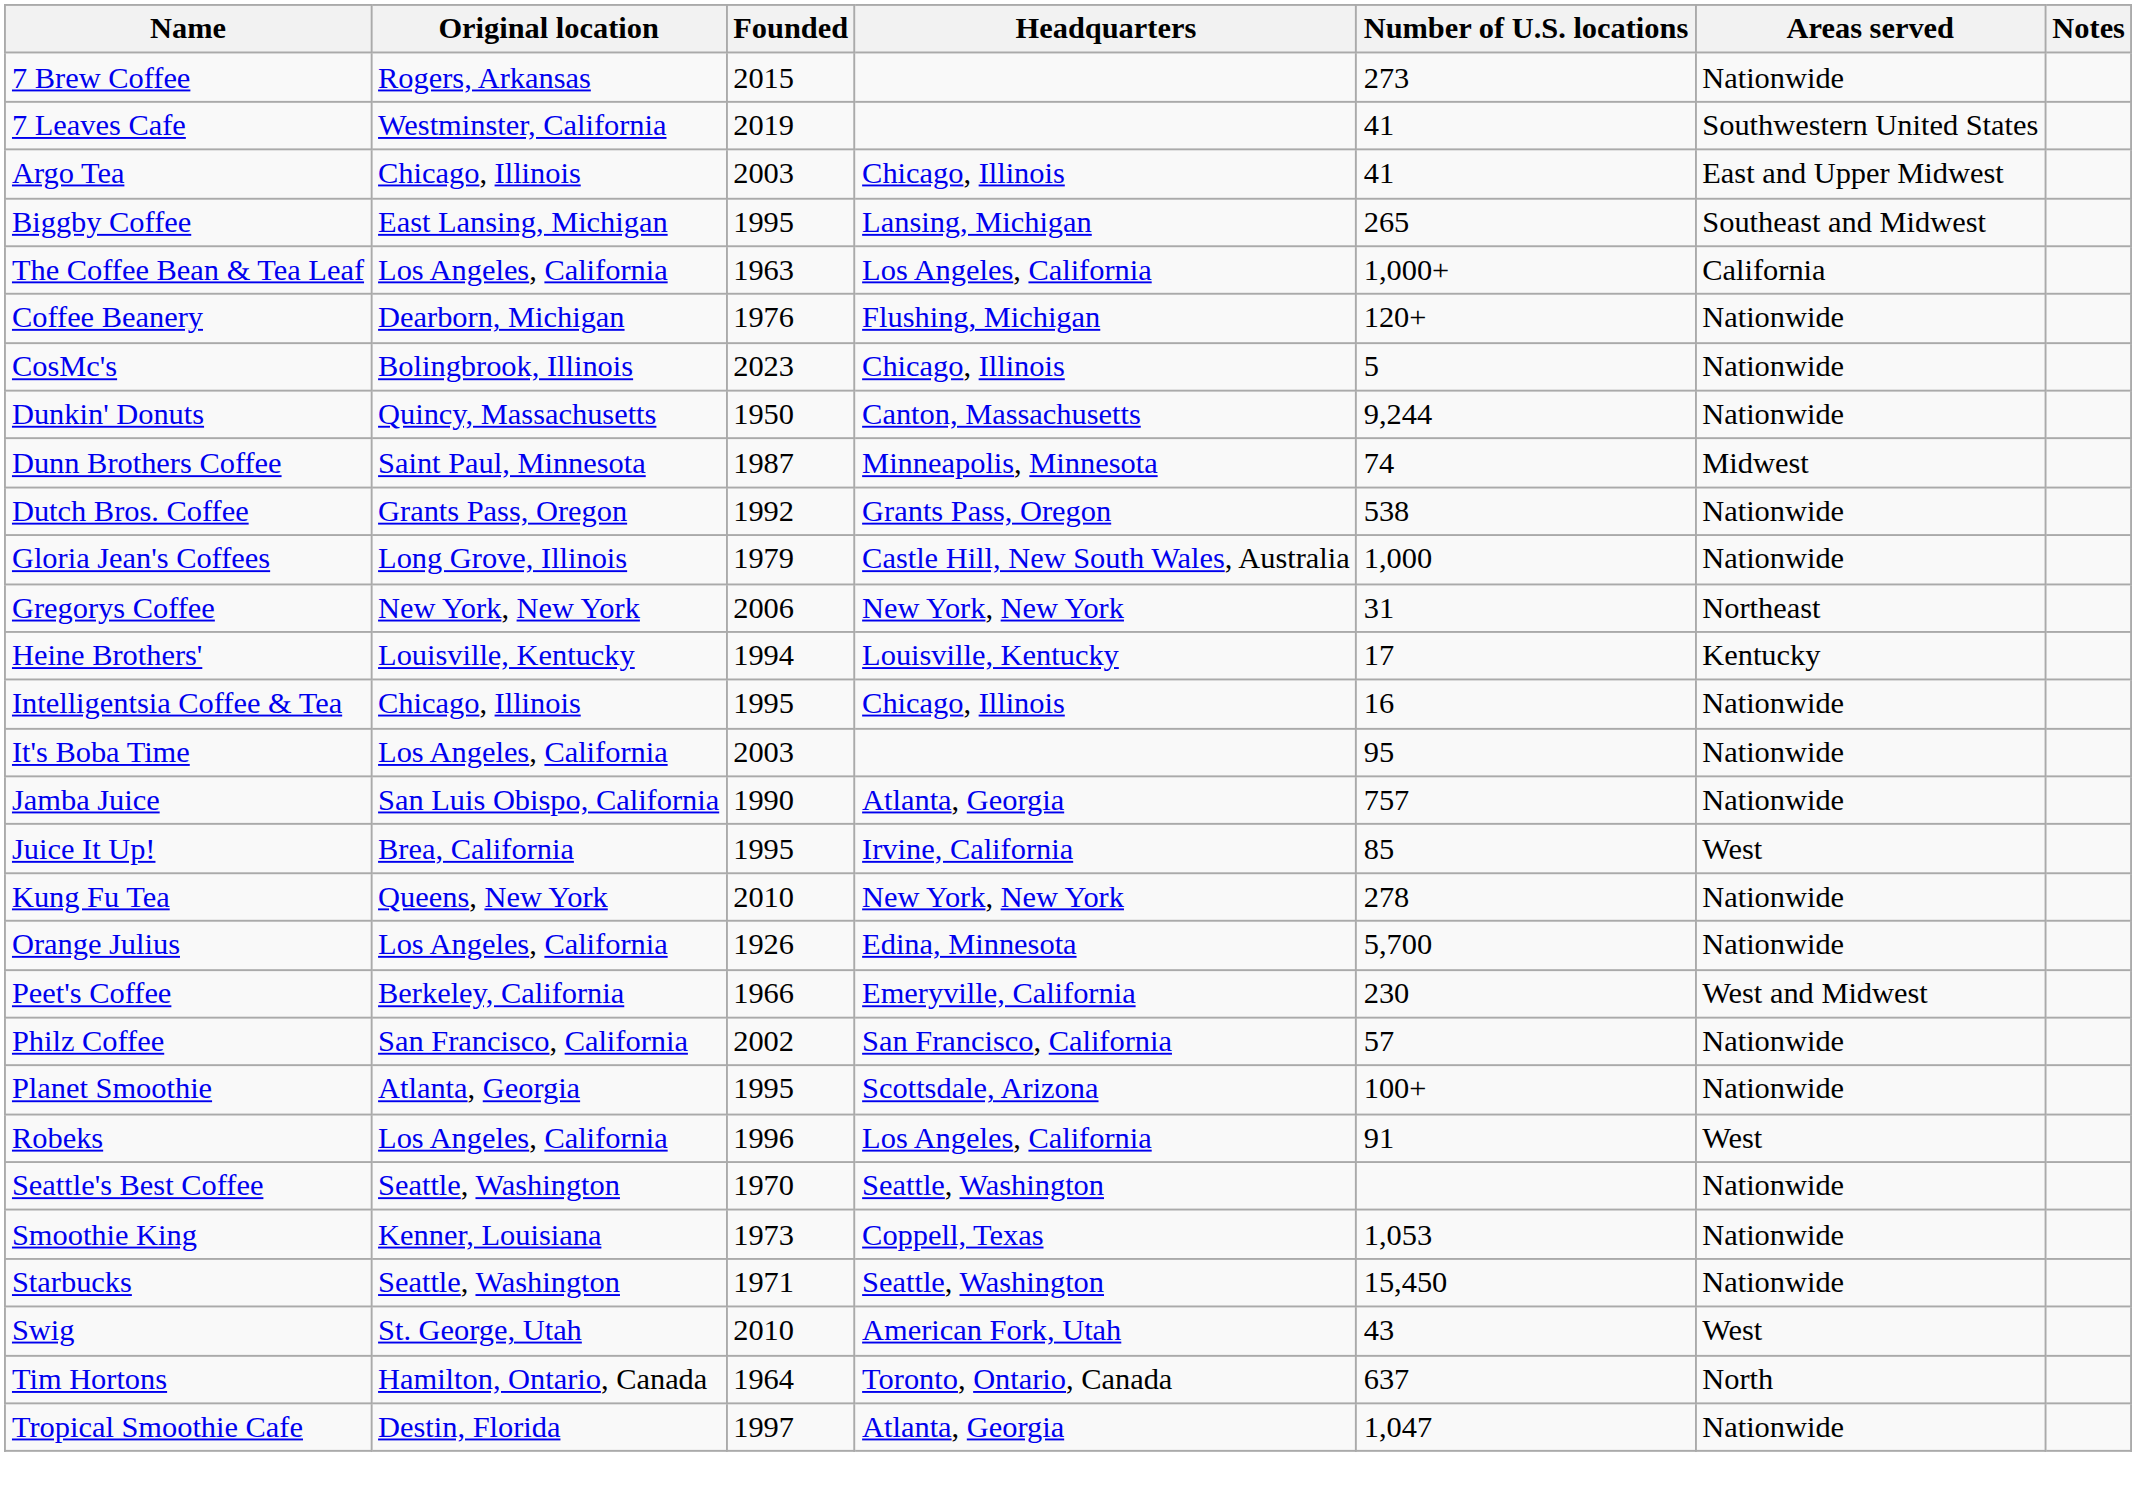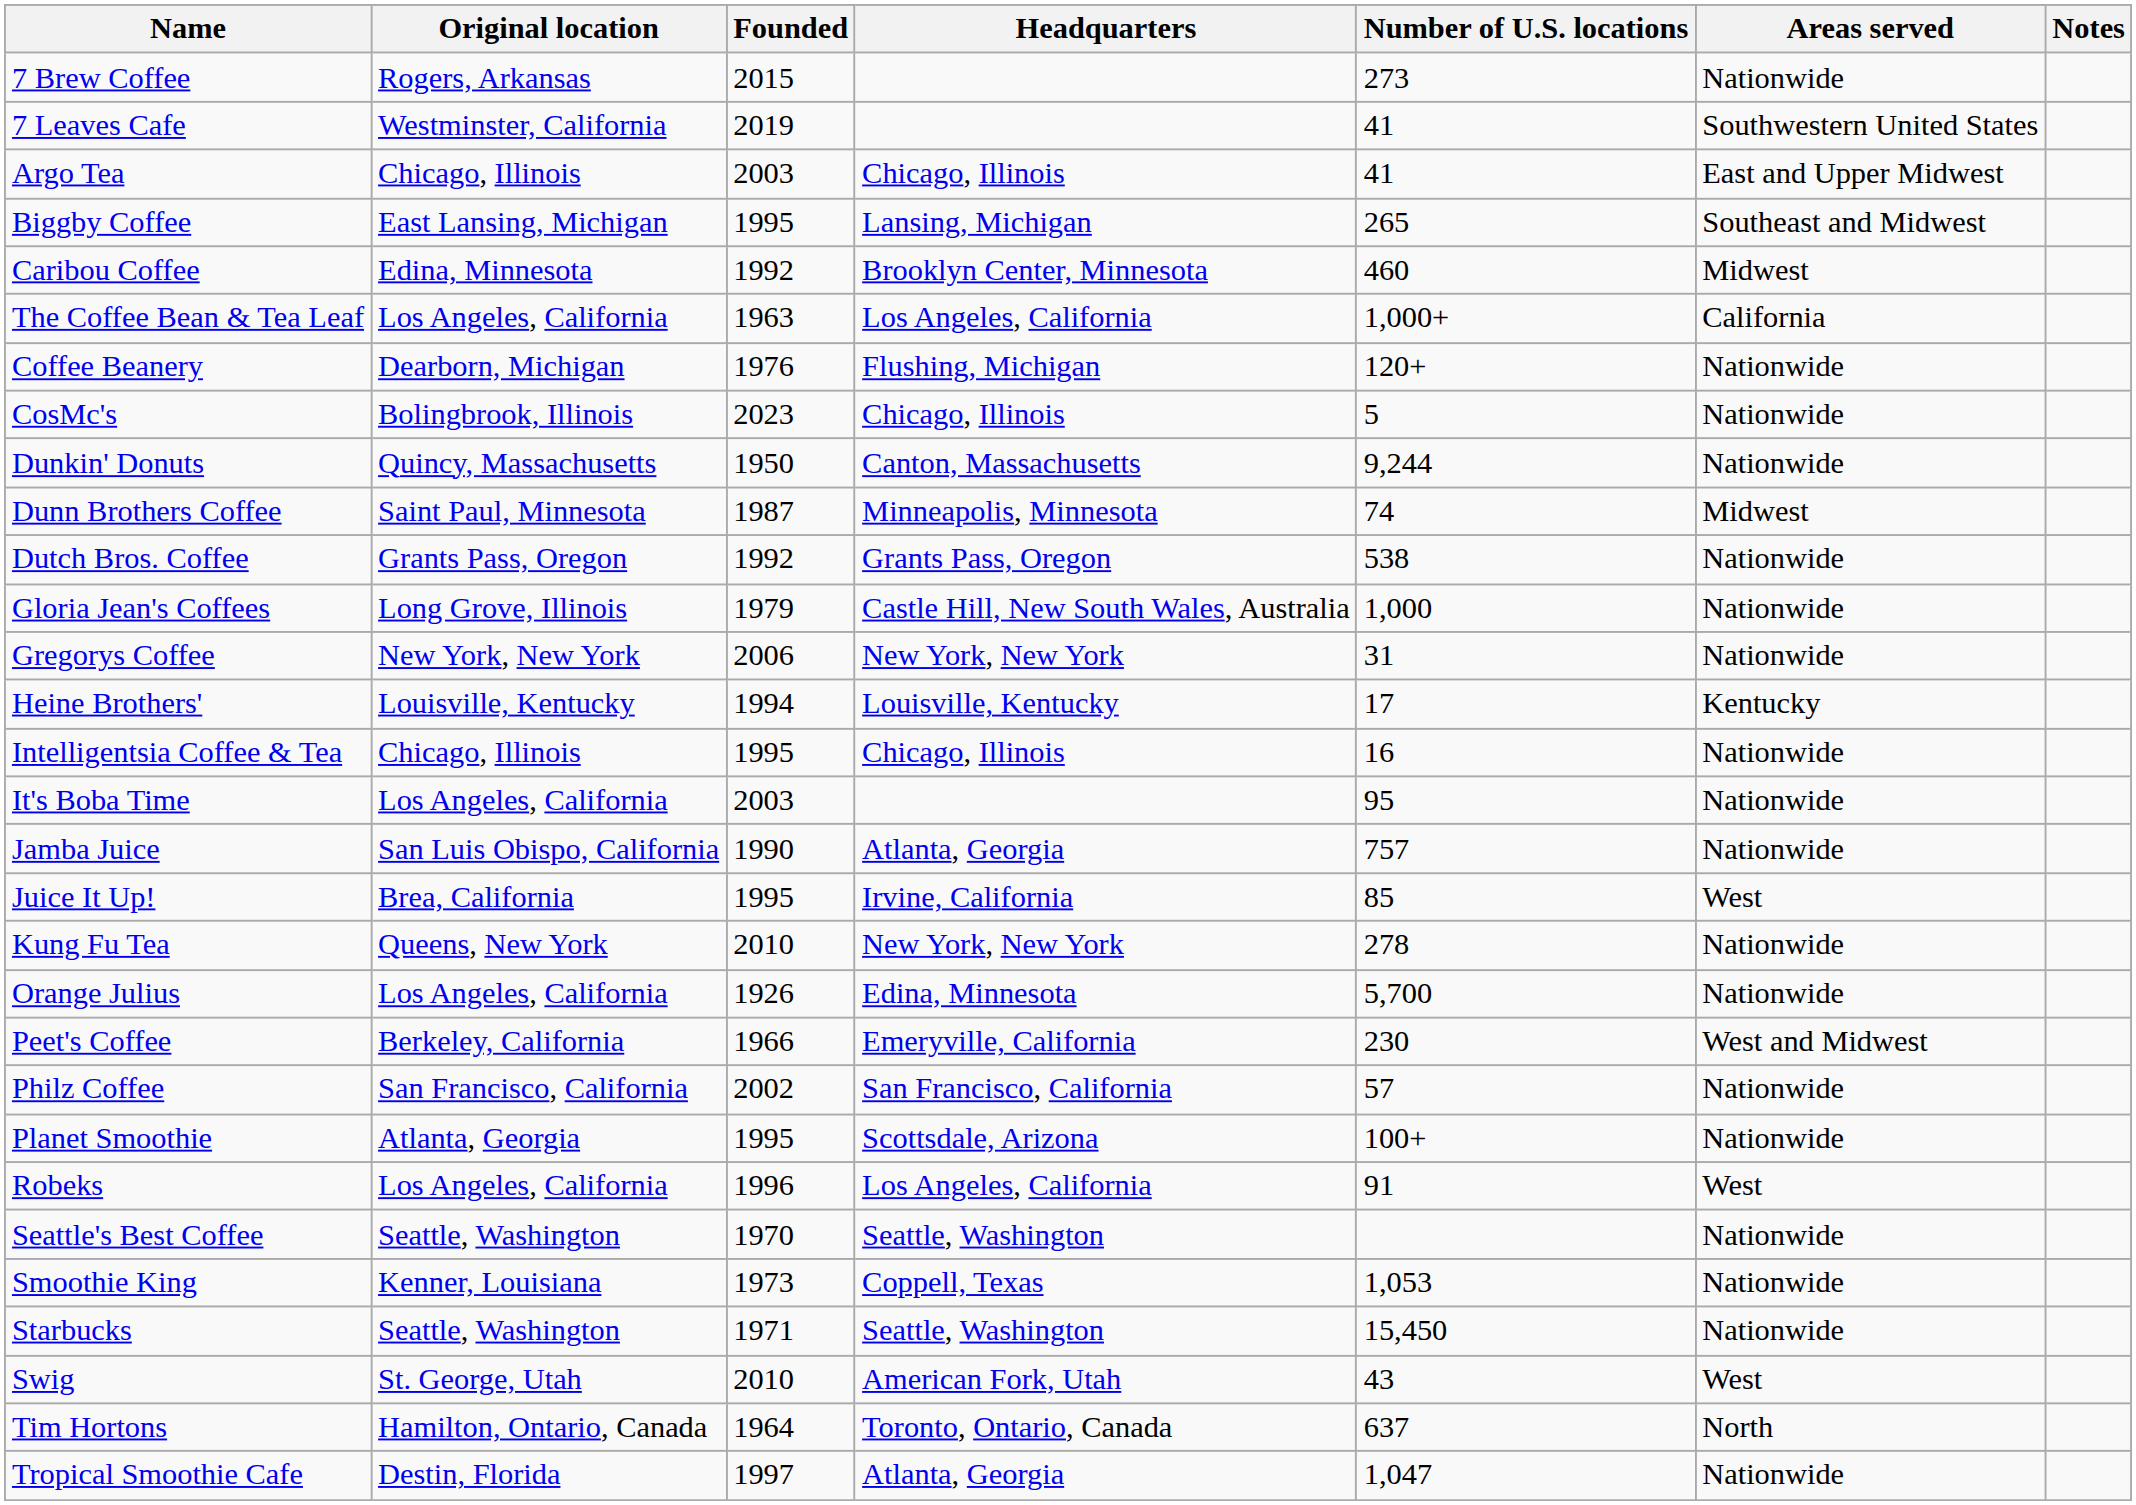+ row: (106, 269)
(1761, 607) Northeast -> (1773, 655) Nationwide
